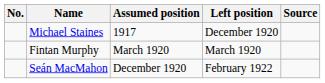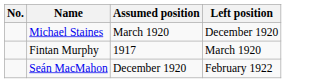- column: (300, 13)
(124, 31) 1917 -> (141, 31) March 1920
(141, 50) March 1920 -> (124, 50) 1917
